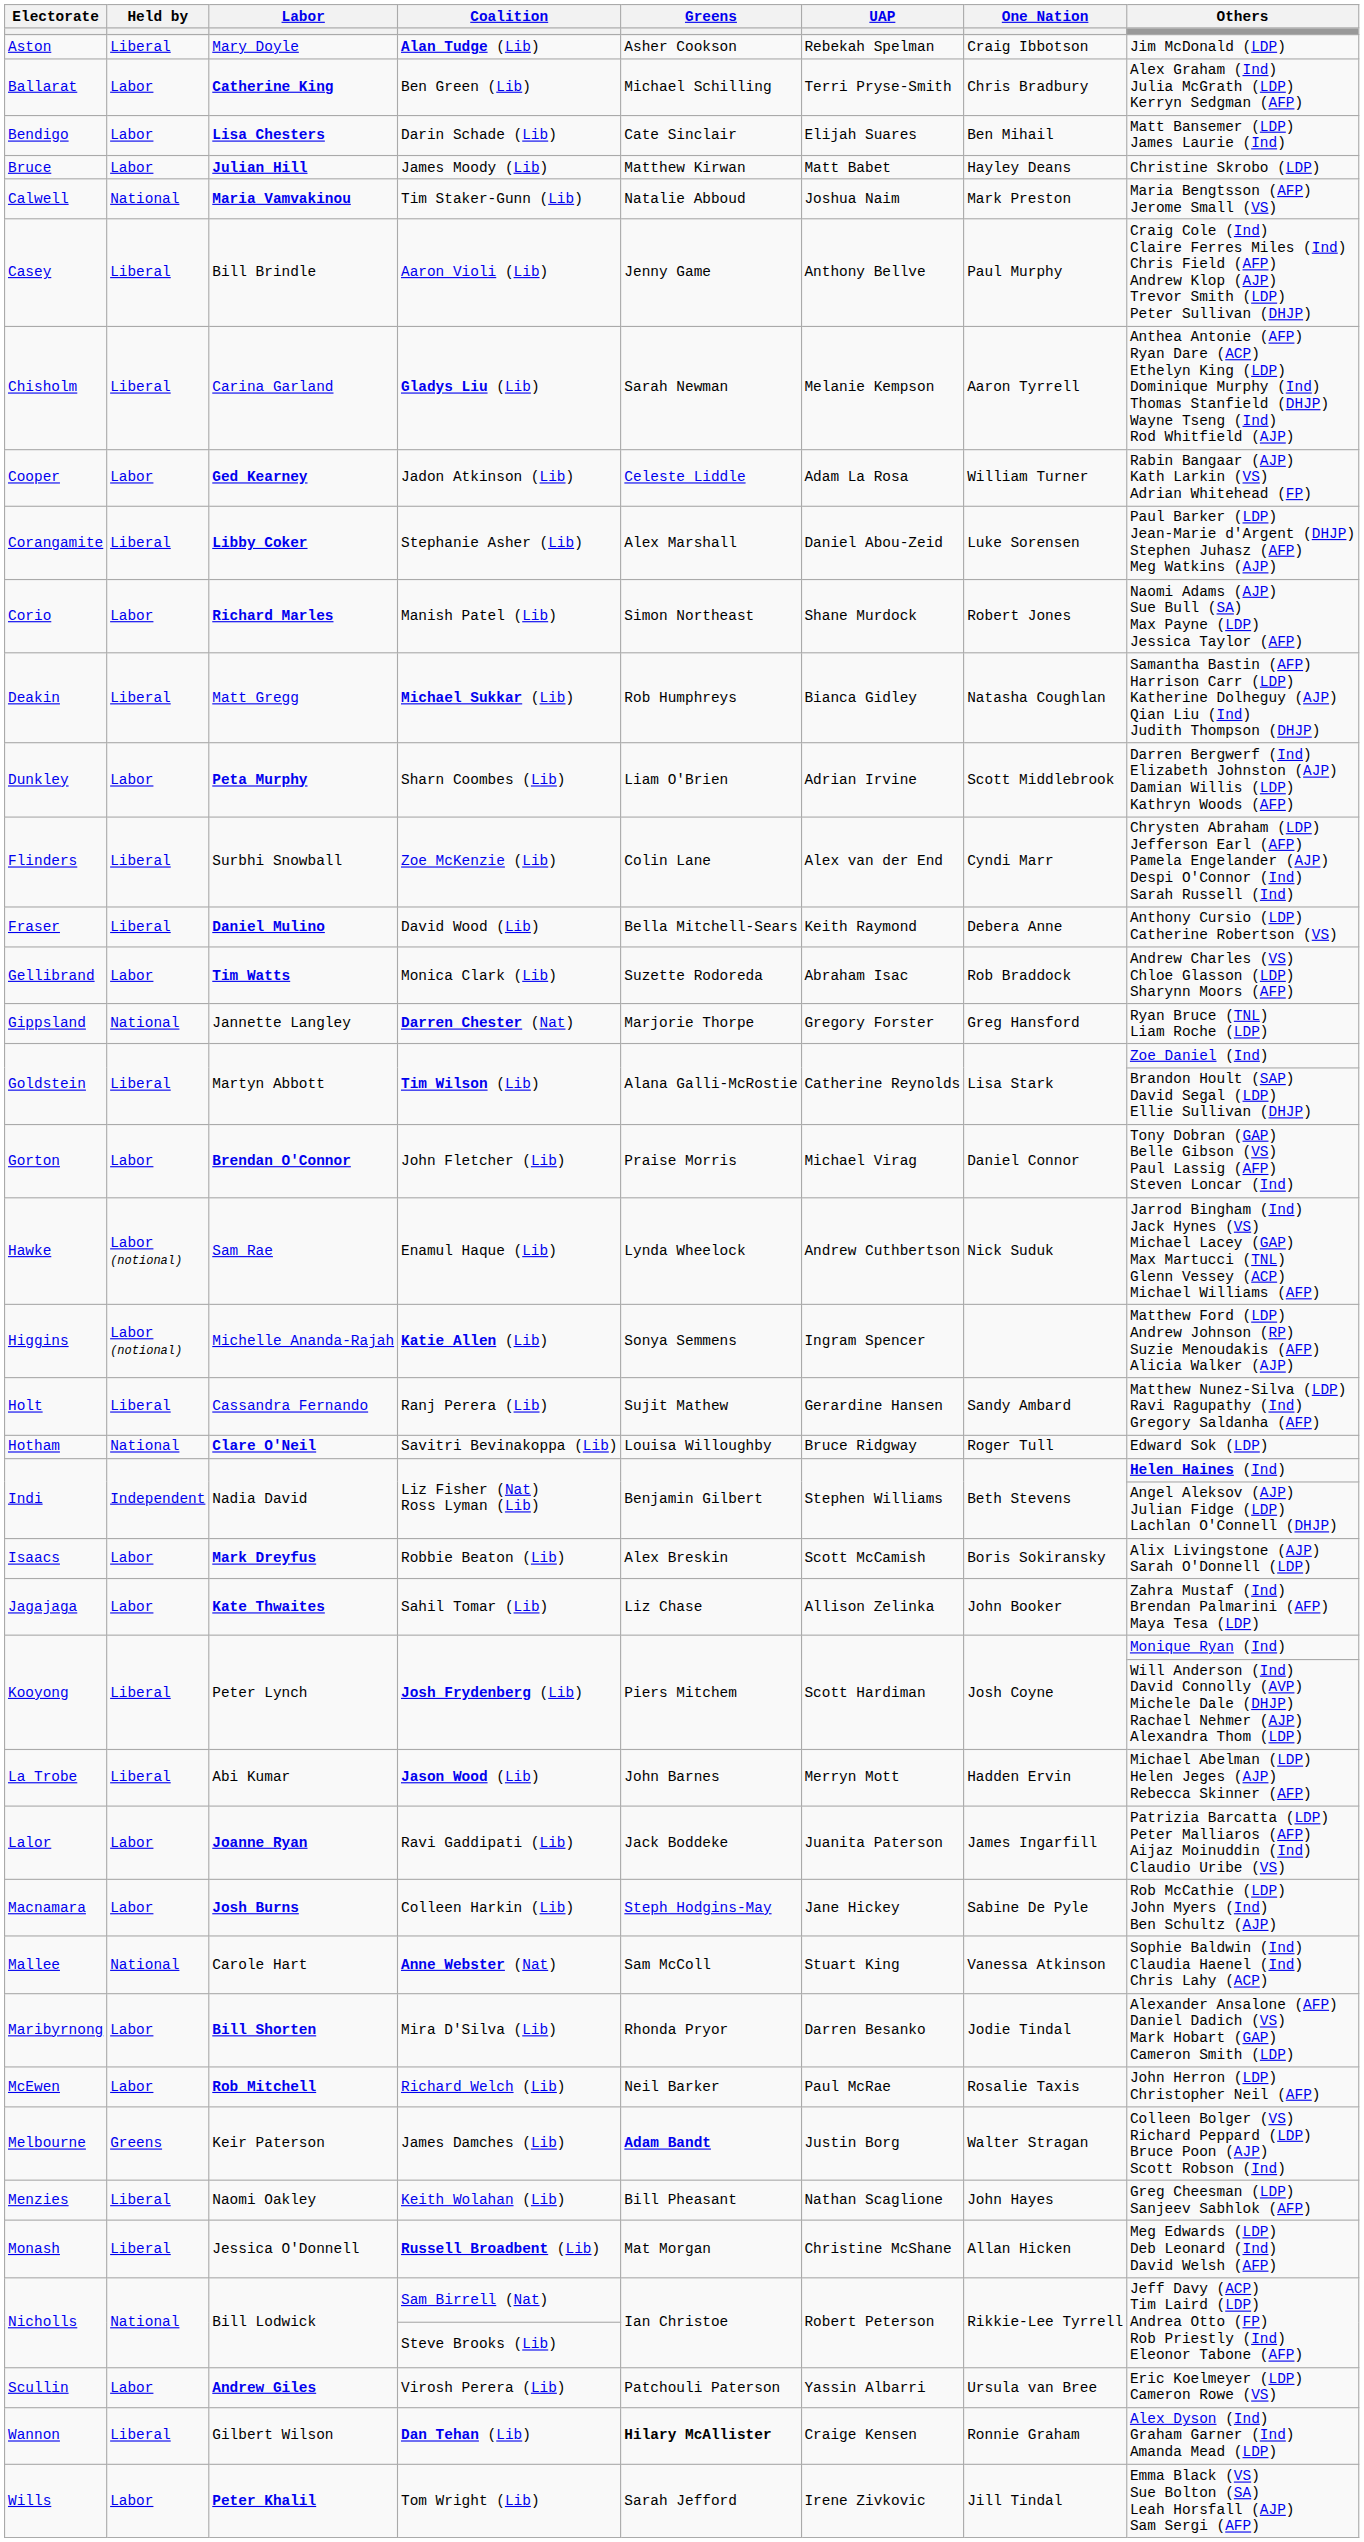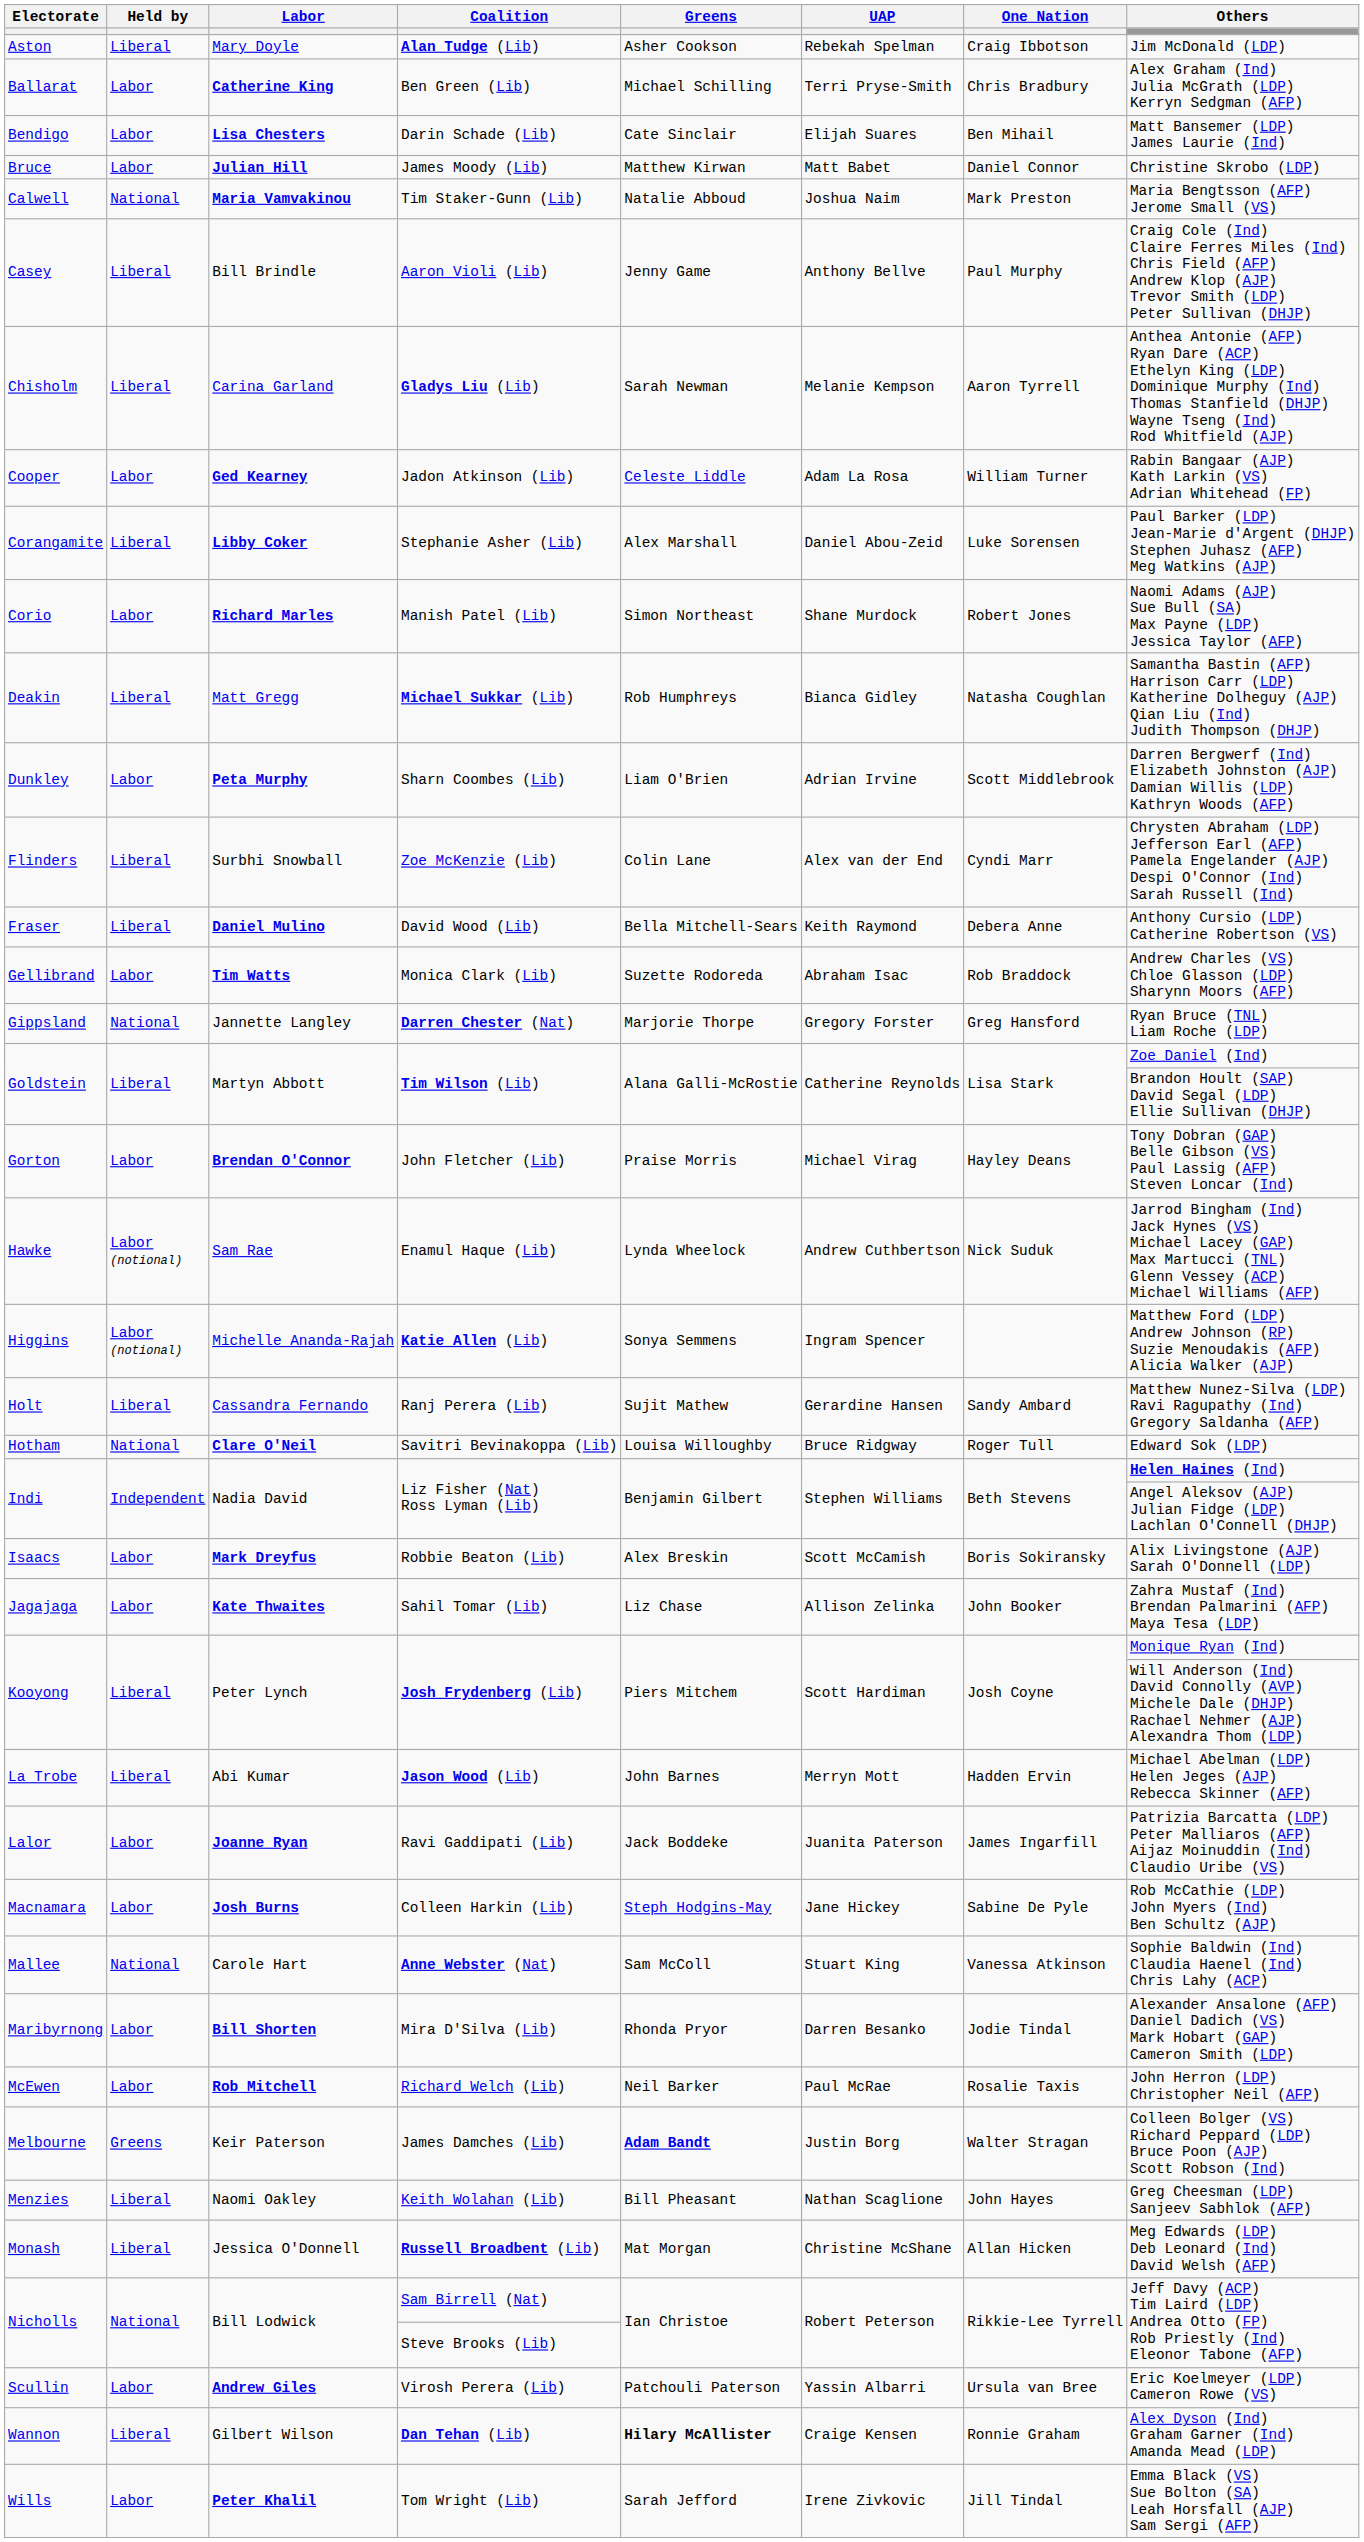(1019, 167) Hayley Deans -> (1023, 167) Daniel Connor
(1023, 1161) Daniel Connor -> (1019, 1161) Hayley Deans
